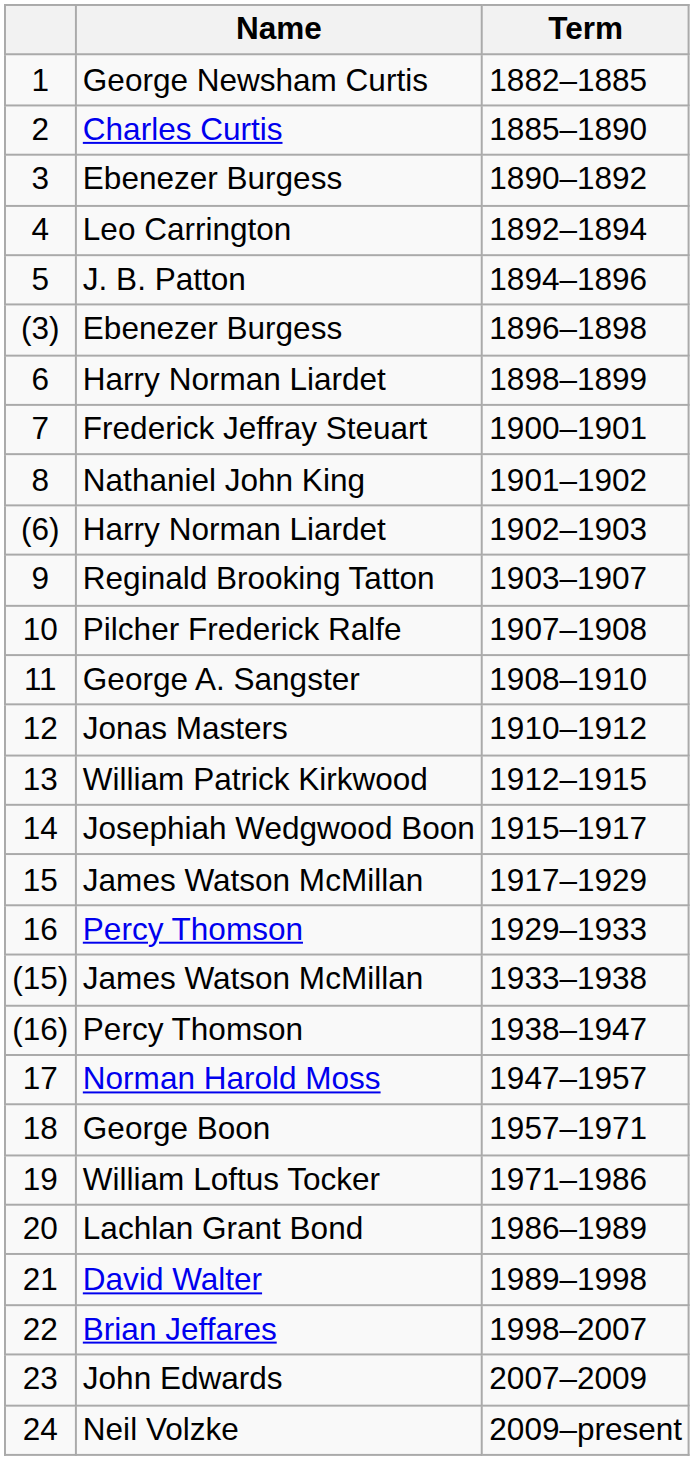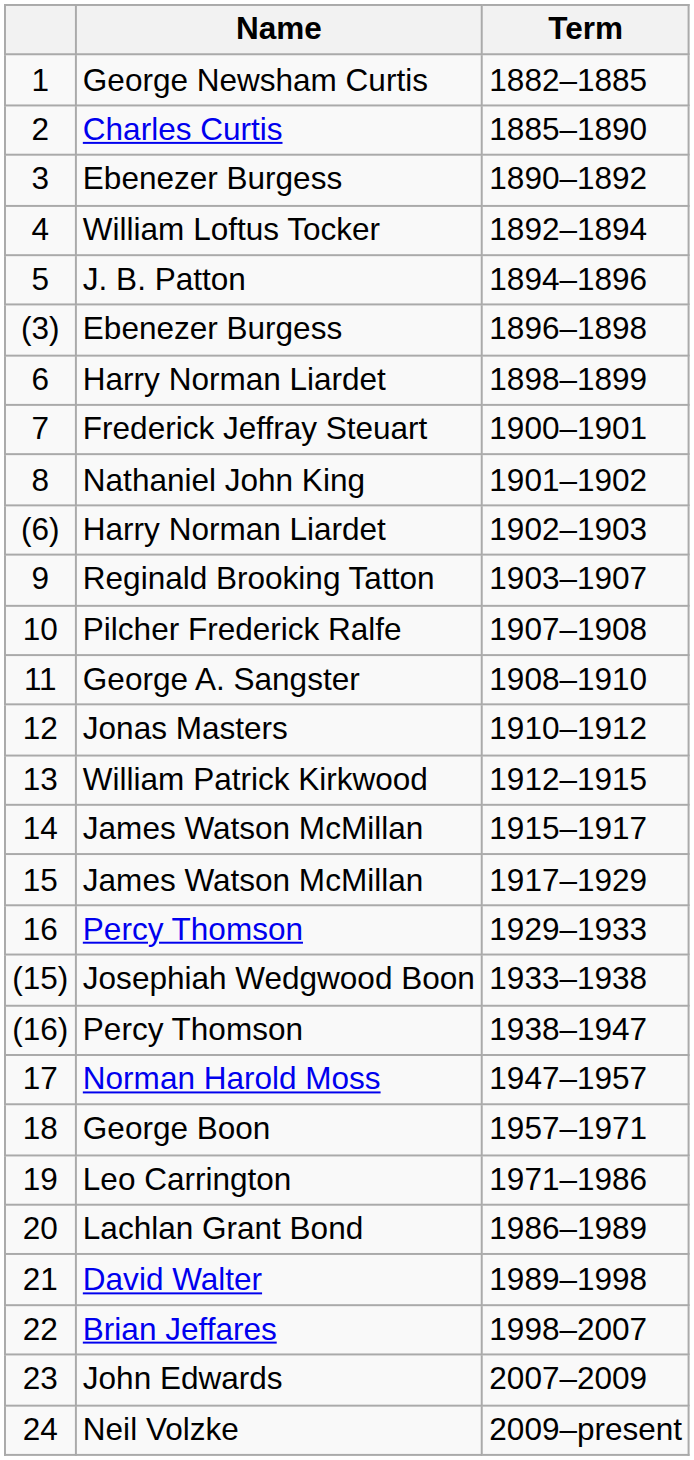(187, 229) Leo Carrington -> (231, 229) William Loftus Tocker
(279, 829) Josephiah Wedgwood Boon -> (253, 829) James Watson McMillan
(253, 979) James Watson McMillan -> (279, 979) Josephiah Wedgwood Boon
(231, 1179) William Loftus Tocker -> (187, 1179) Leo Carrington
